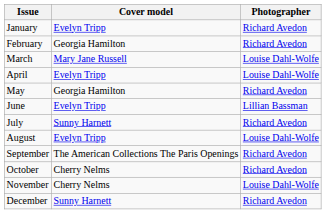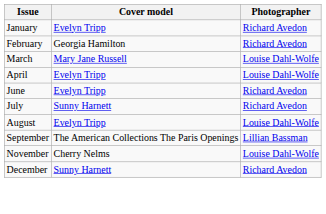- row: (16, 91)
(275, 106) Lillian Bassman -> (275, 91) Richard Avedon
(275, 153) Richard Avedon -> (275, 138) Lillian Bassman
- row: (23, 169)
